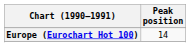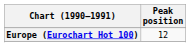(163, 35) 14 -> (163, 35) 12
